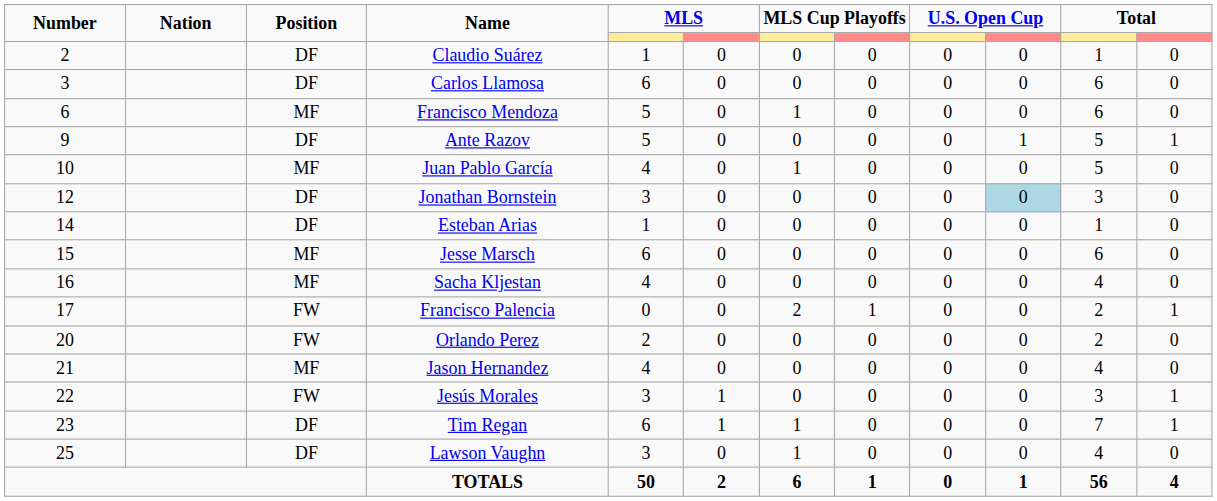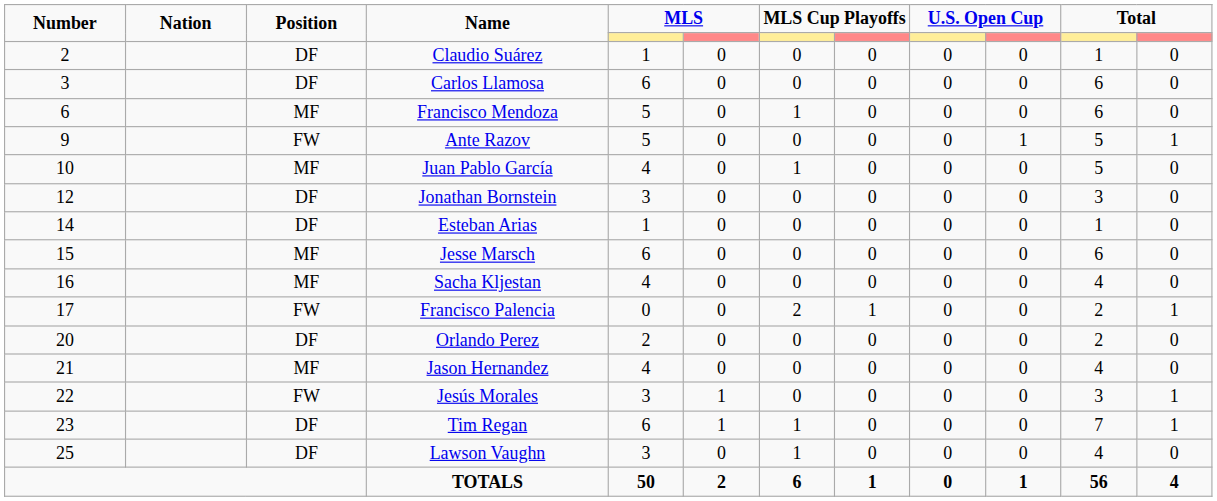(306, 140) DF -> (306, 140) FW
(1023, 197) lightblue background -> (1023, 197) no background
(306, 339) FW -> (306, 339) DF
